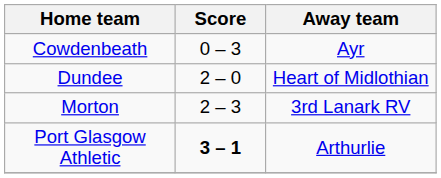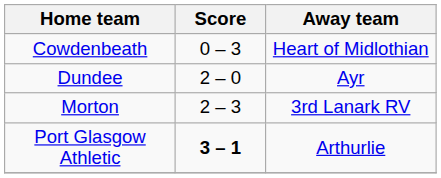(351, 48) Ayr -> (351, 48) Heart of Midlothian
(351, 78) Heart of Midlothian -> (351, 78) Ayr
